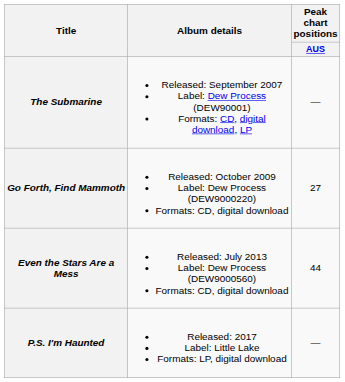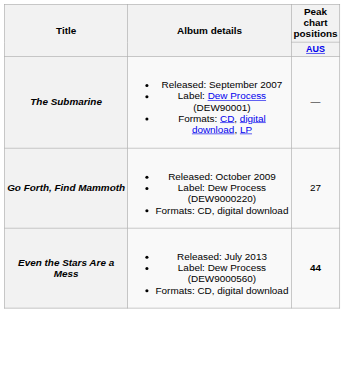(316, 268) normal -> (316, 268) bold
- row: (66, 342)
